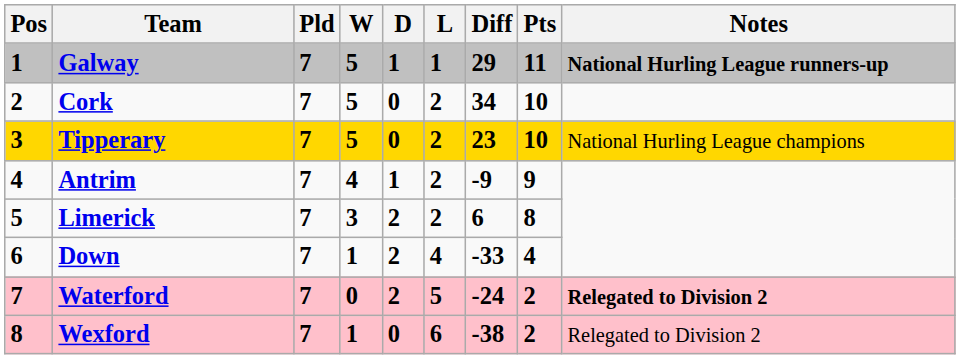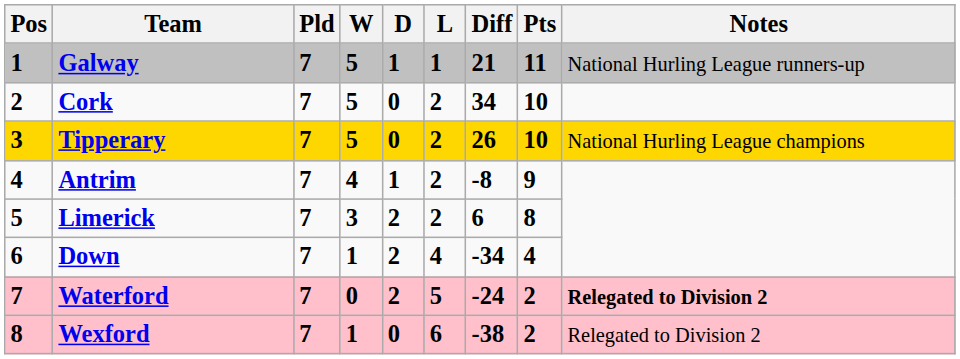(484, 62) 29 -> (484, 62) 21
(728, 62) bold -> (716, 64) normal
(484, 140) 23 -> (484, 140) 26
(482, 179) -9 -> (482, 179) -8
(488, 256) -33 -> (488, 256) -34
